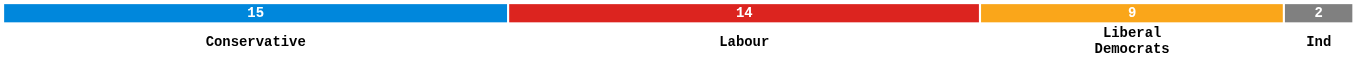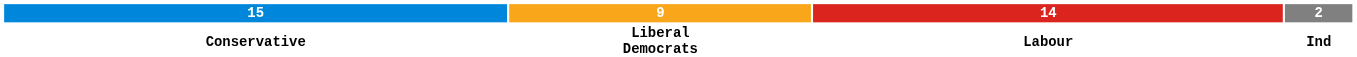columns swapped: (744, 13) <-> (1132, 13)
